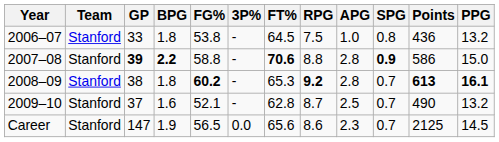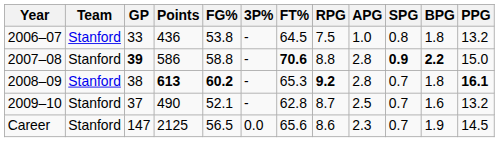columns swapped: (434, 15) <-> (172, 15)
